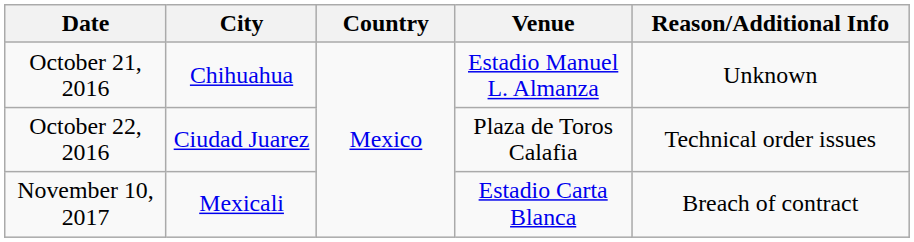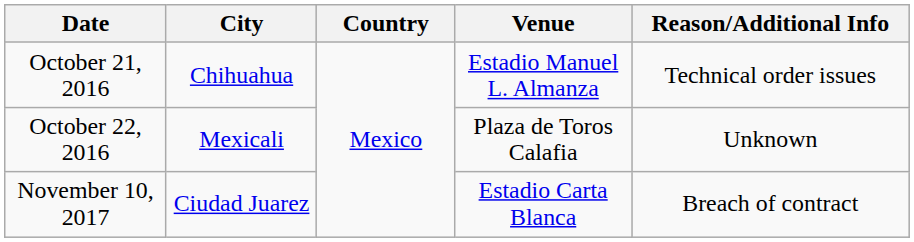(770, 74) Unknown -> (770, 74) Technical order issues
(242, 139) Ciudad Juarez -> (242, 139) Mexicali
(770, 139) Technical order issues -> (770, 139) Unknown
(242, 203) Mexicali -> (242, 203) Ciudad Juarez
